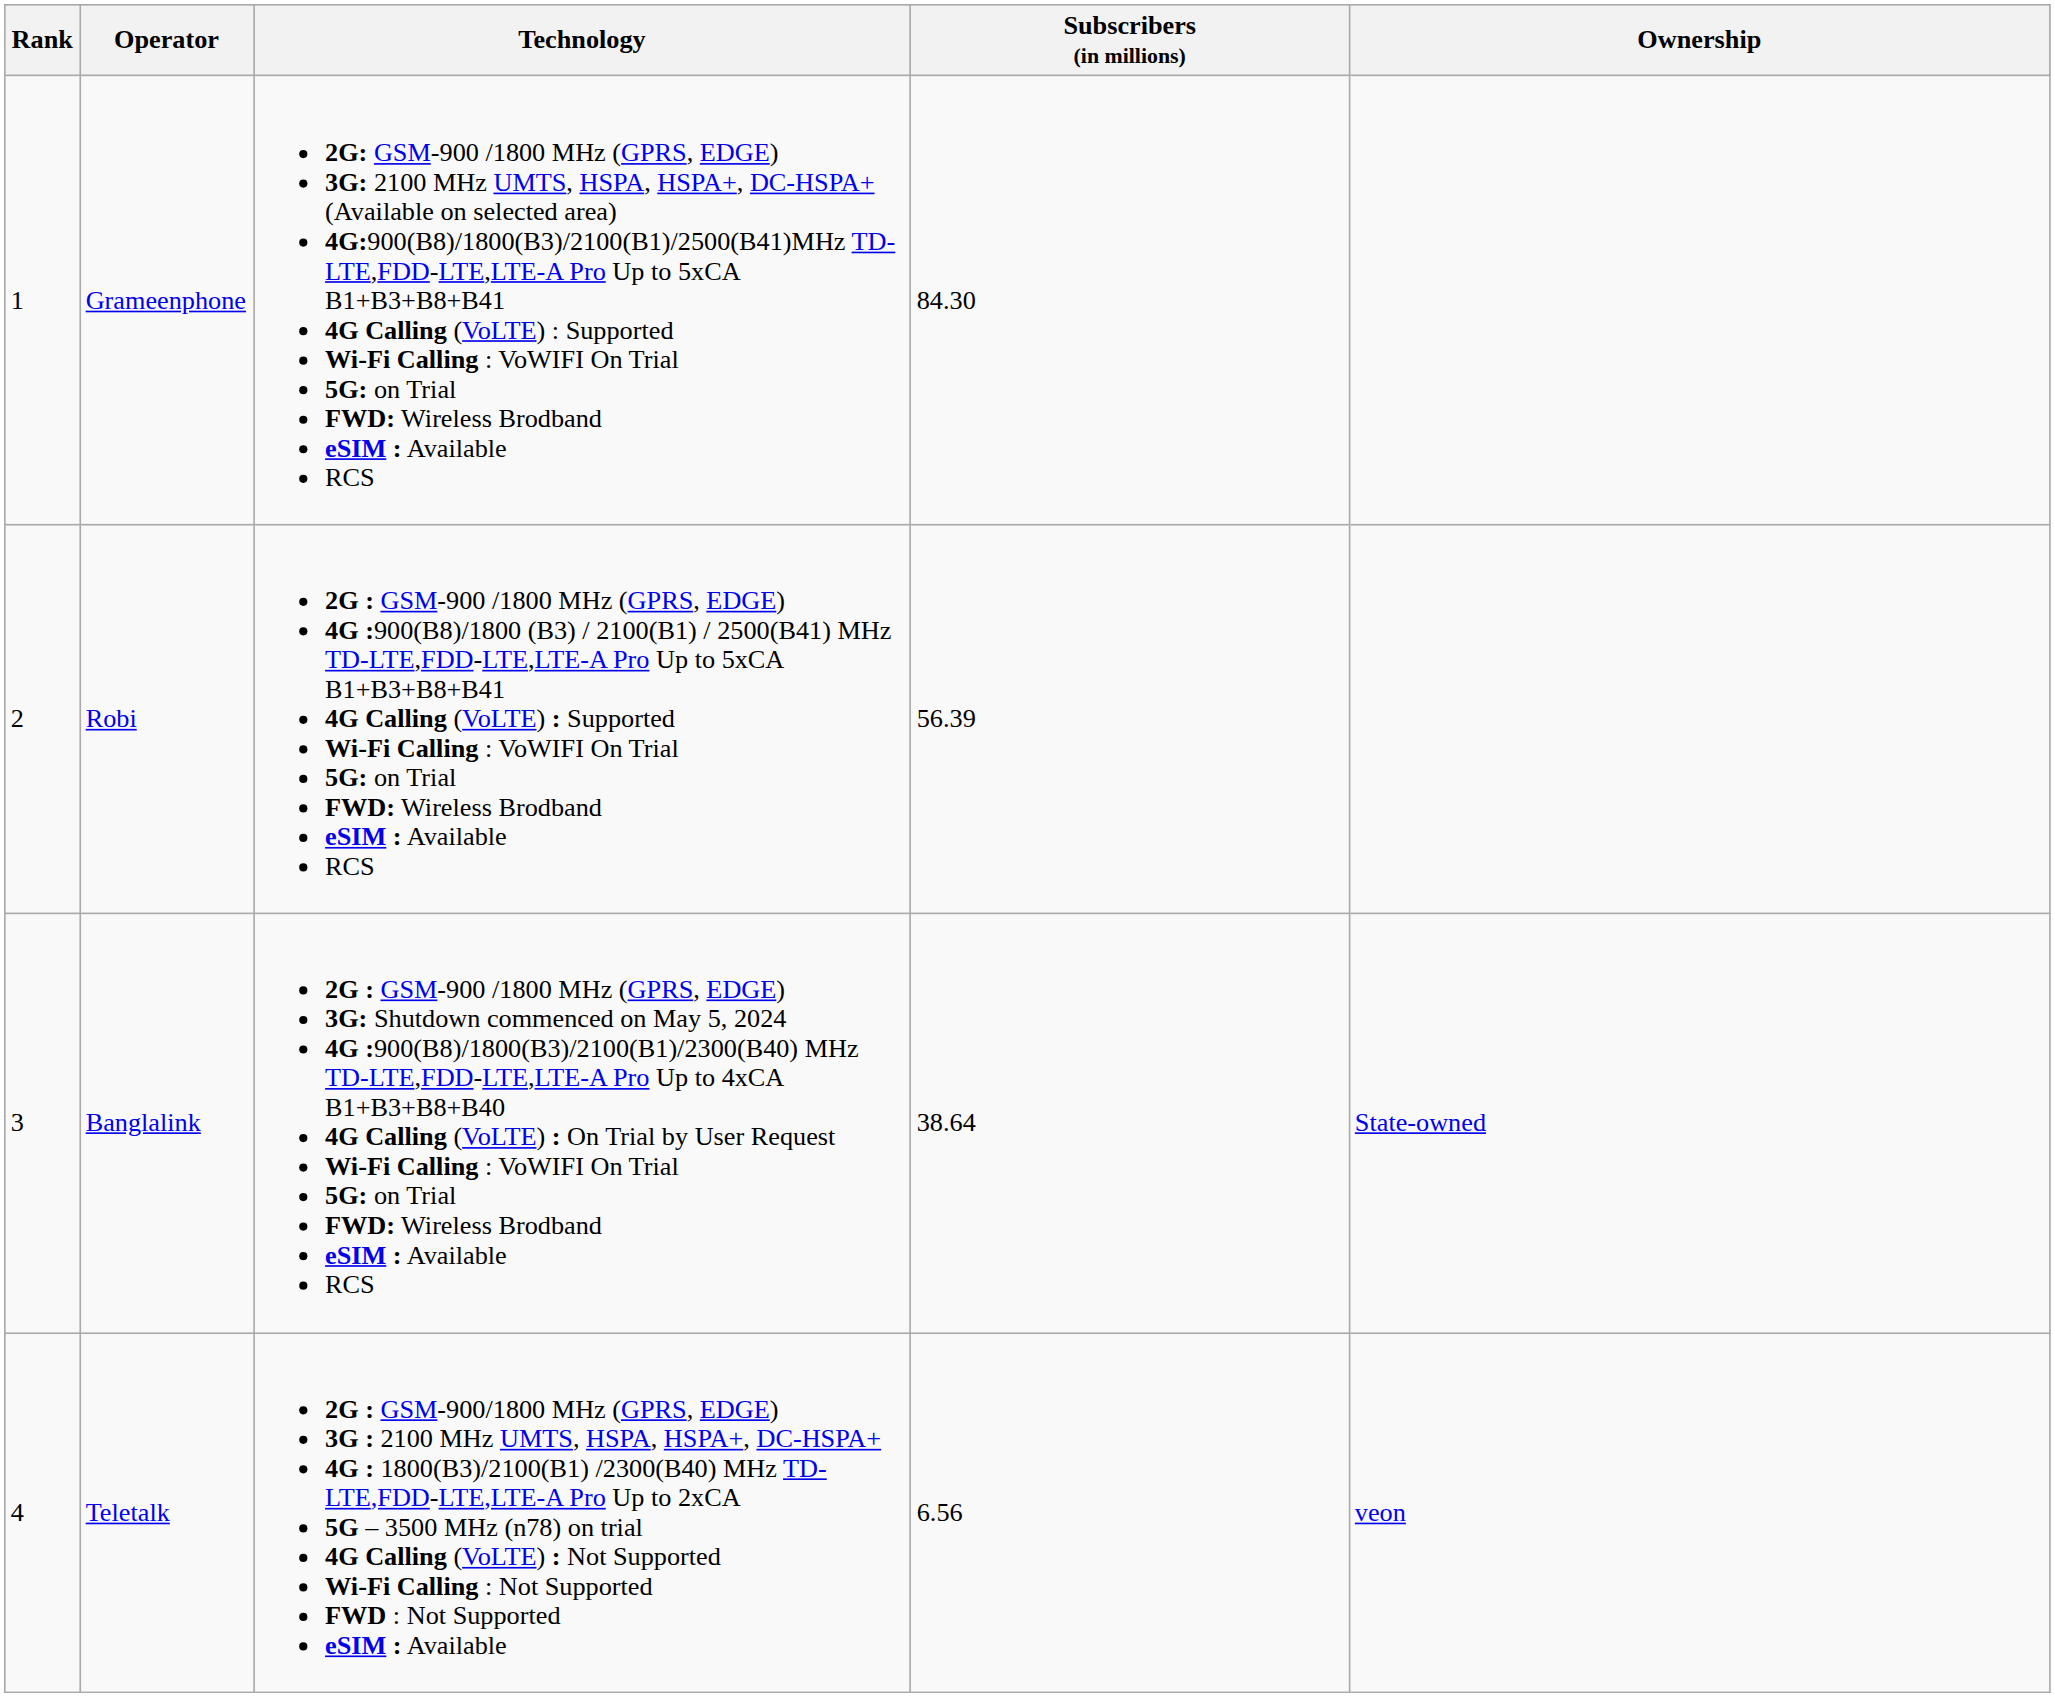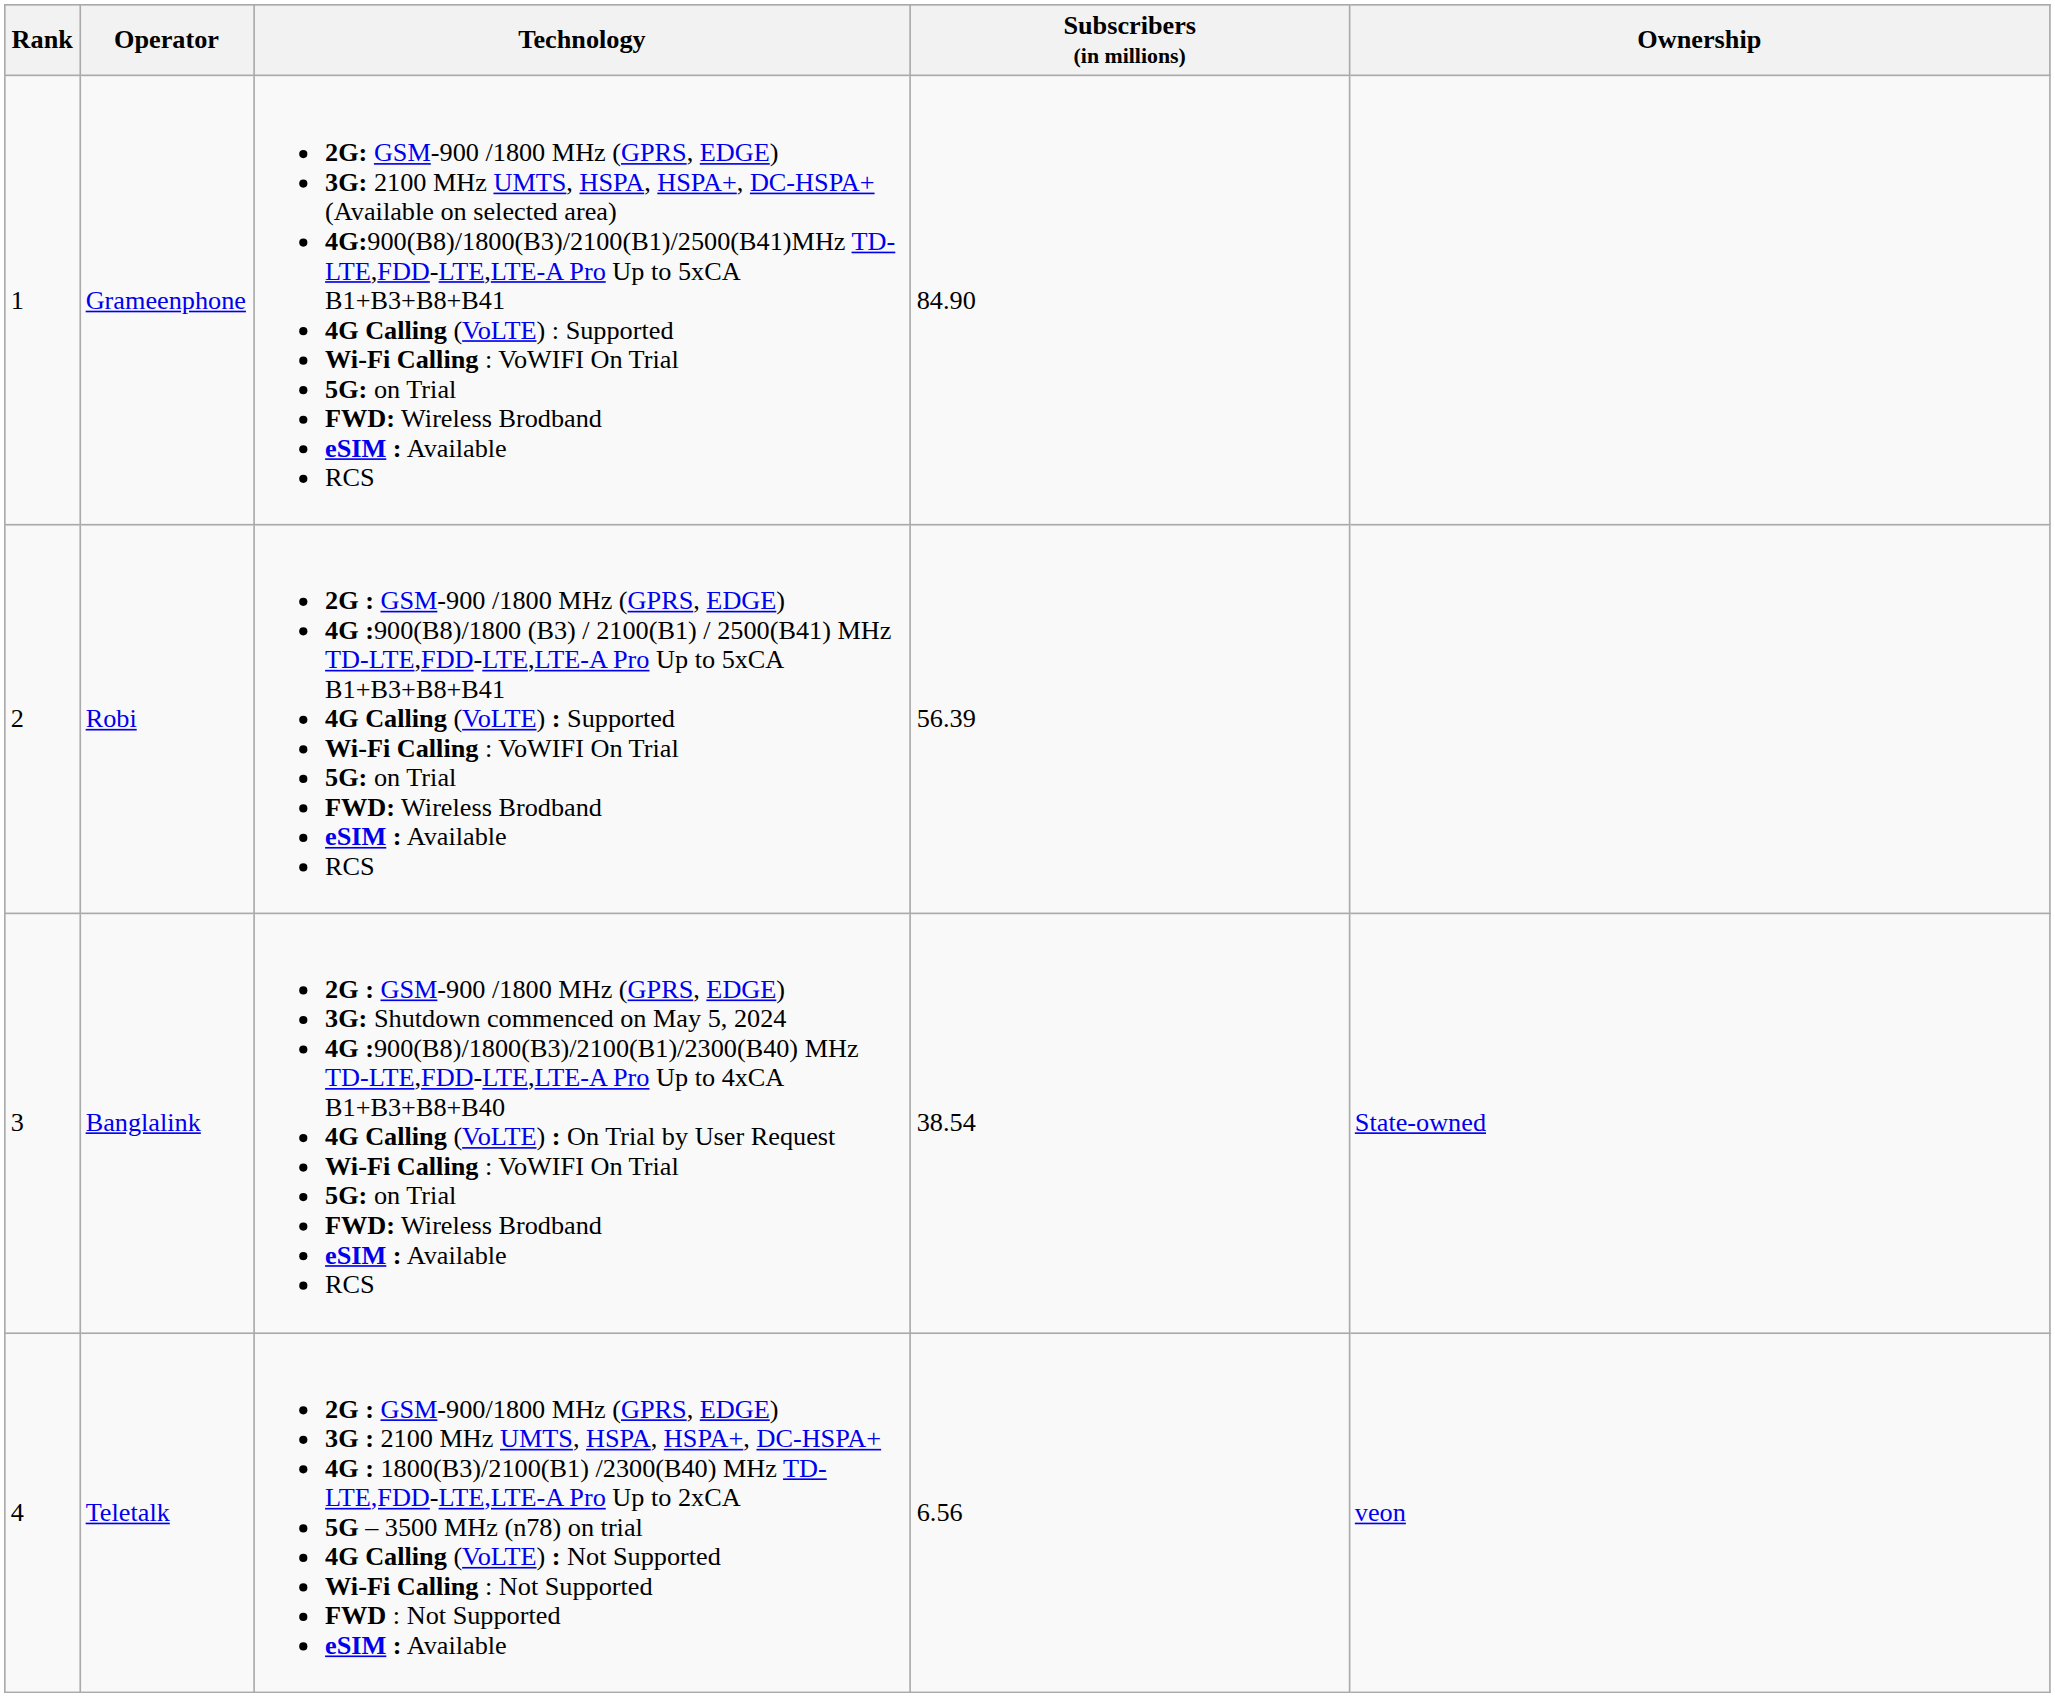(946, 299) 84.30 -> (946, 299) 84.90
(946, 1122) 38.64 -> (946, 1122) 38.54
